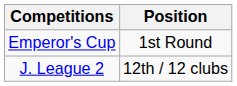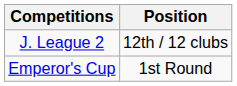rows swapped: (62, 68) <-> (62, 42)
